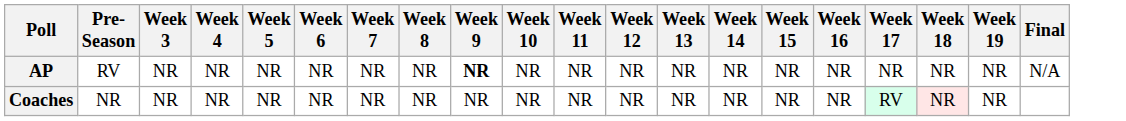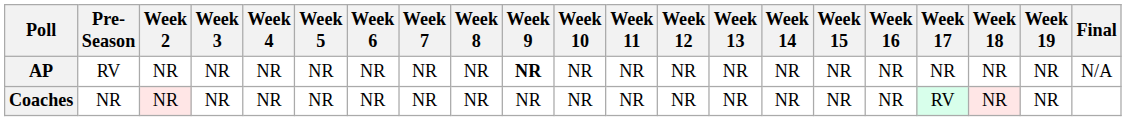+ column: (165, 30)
